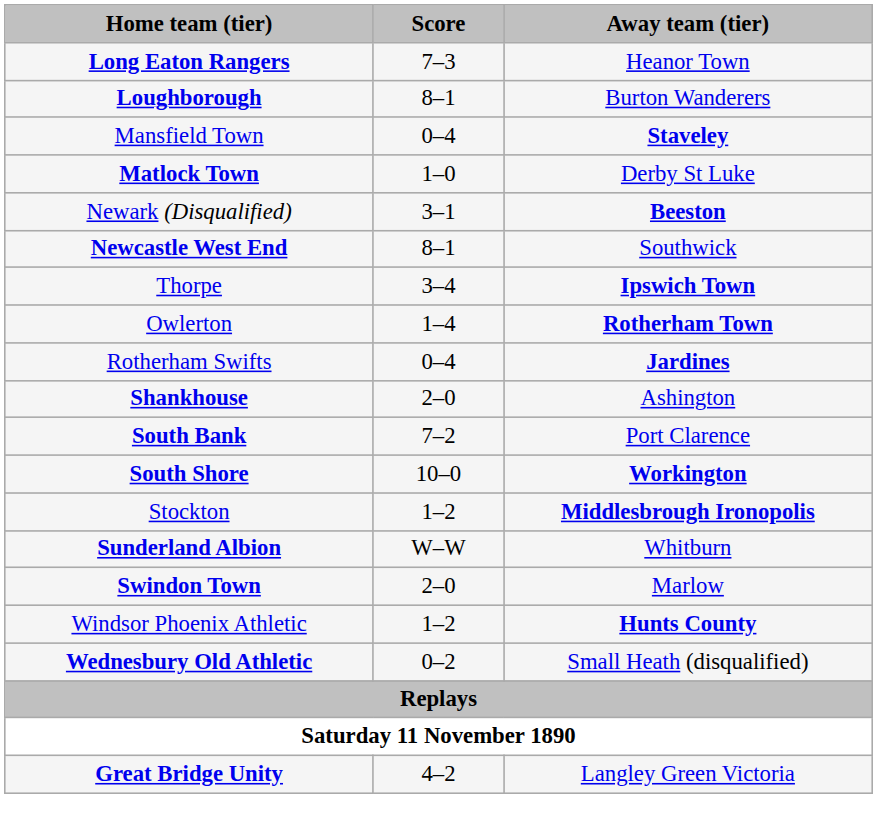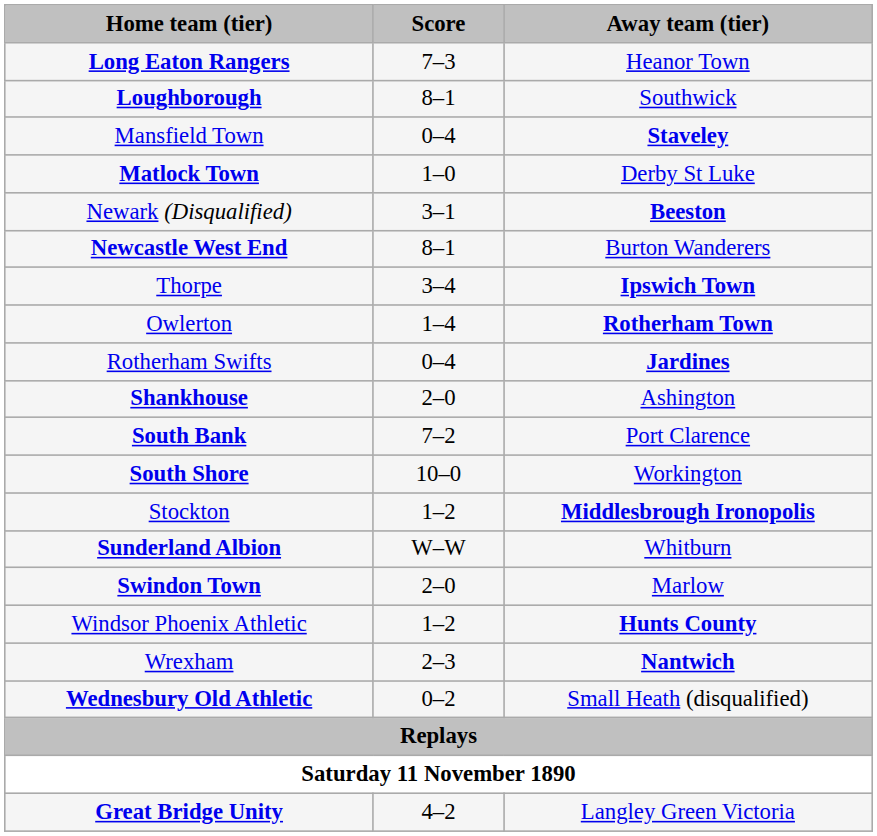(688, 98) Burton Wanderers -> (688, 98) Southwick
(688, 248) Southwick -> (688, 248) Burton Wanderers
(688, 473) bold -> (688, 473) normal
+ row: (189, 661)
